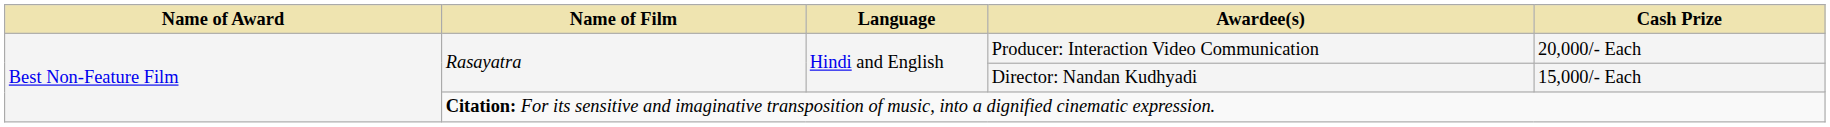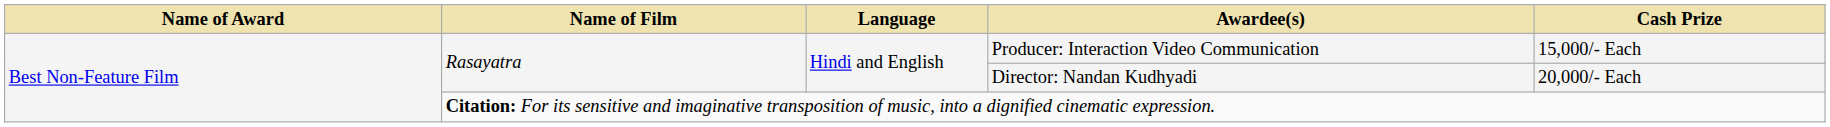(1590, 48) 20,000/- Each -> (1590, 48) 15,000/- Each
(1590, 77) 15,000/- Each -> (1590, 77) 20,000/- Each
